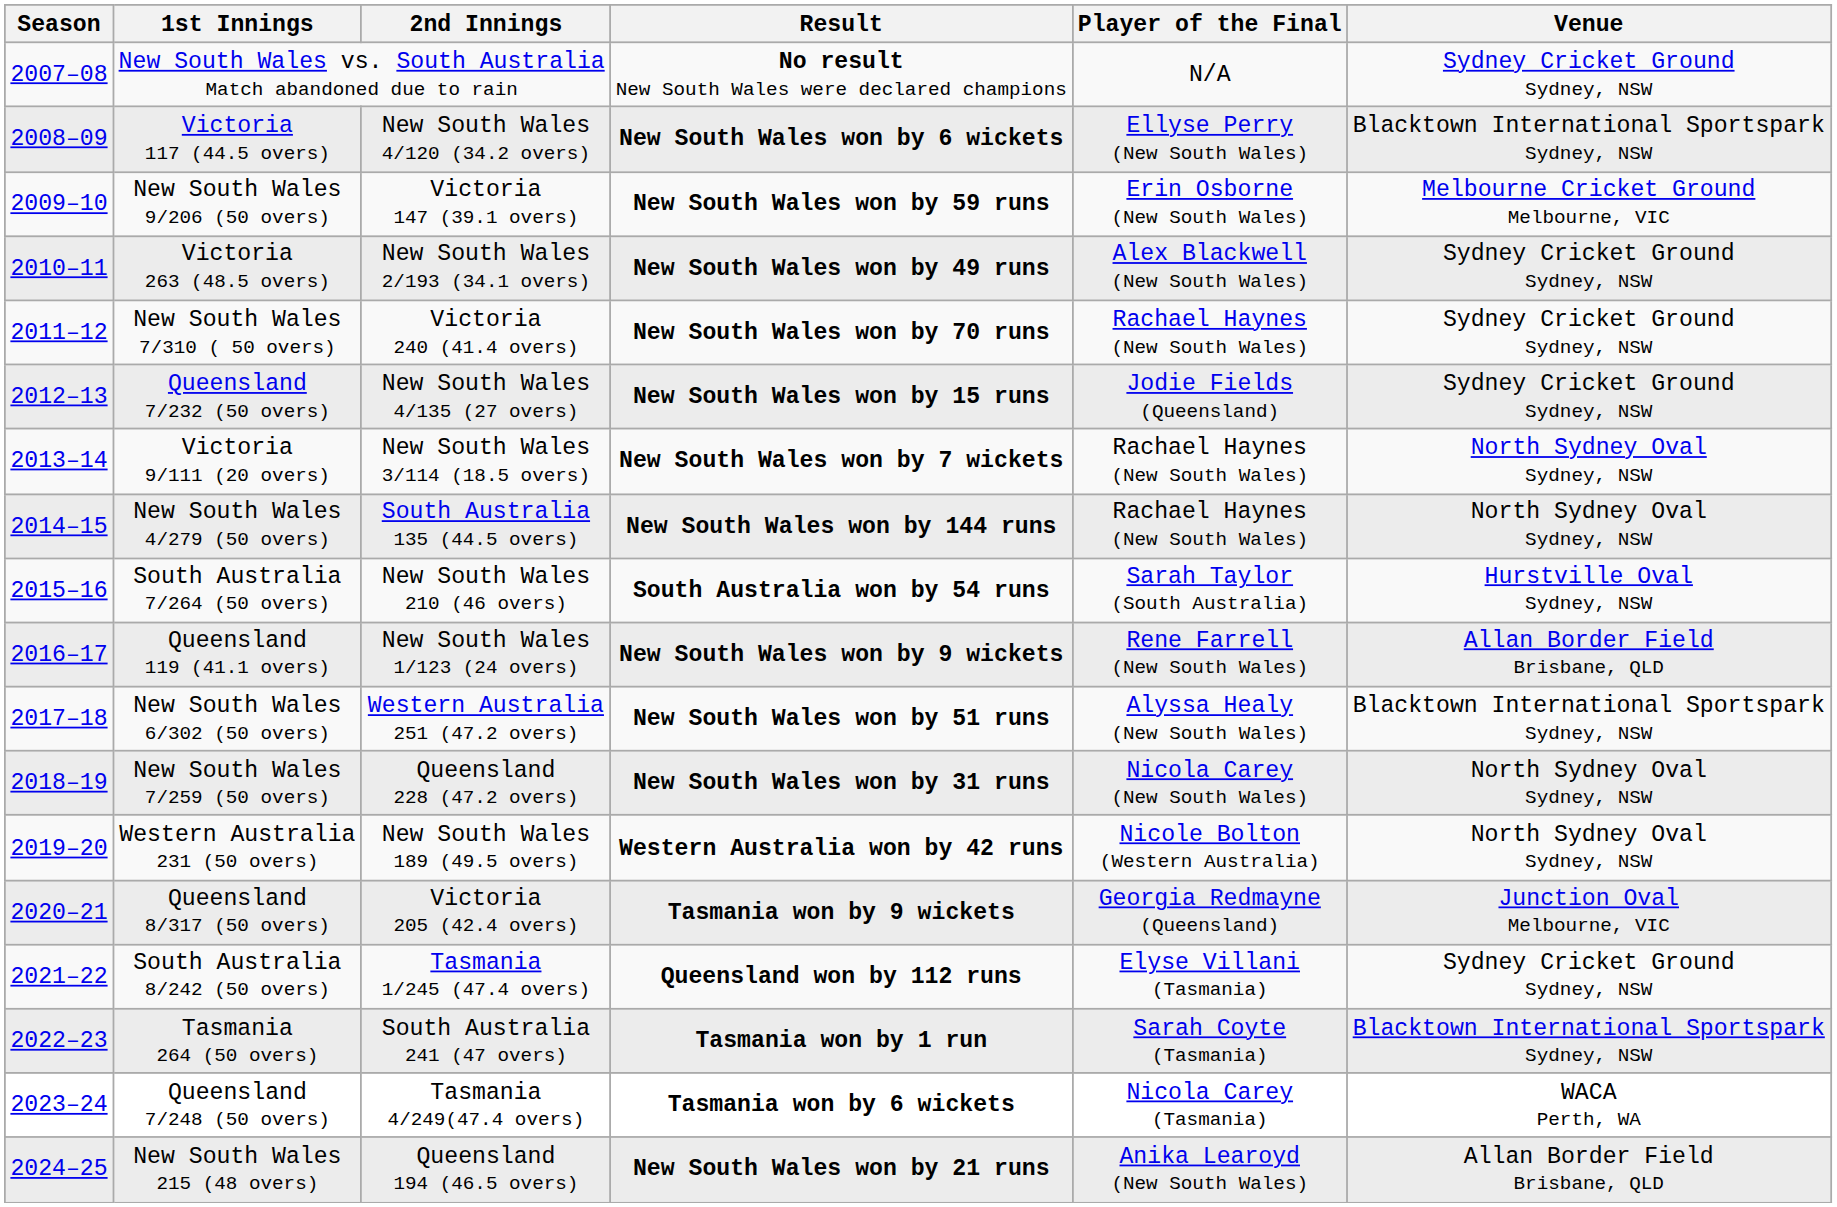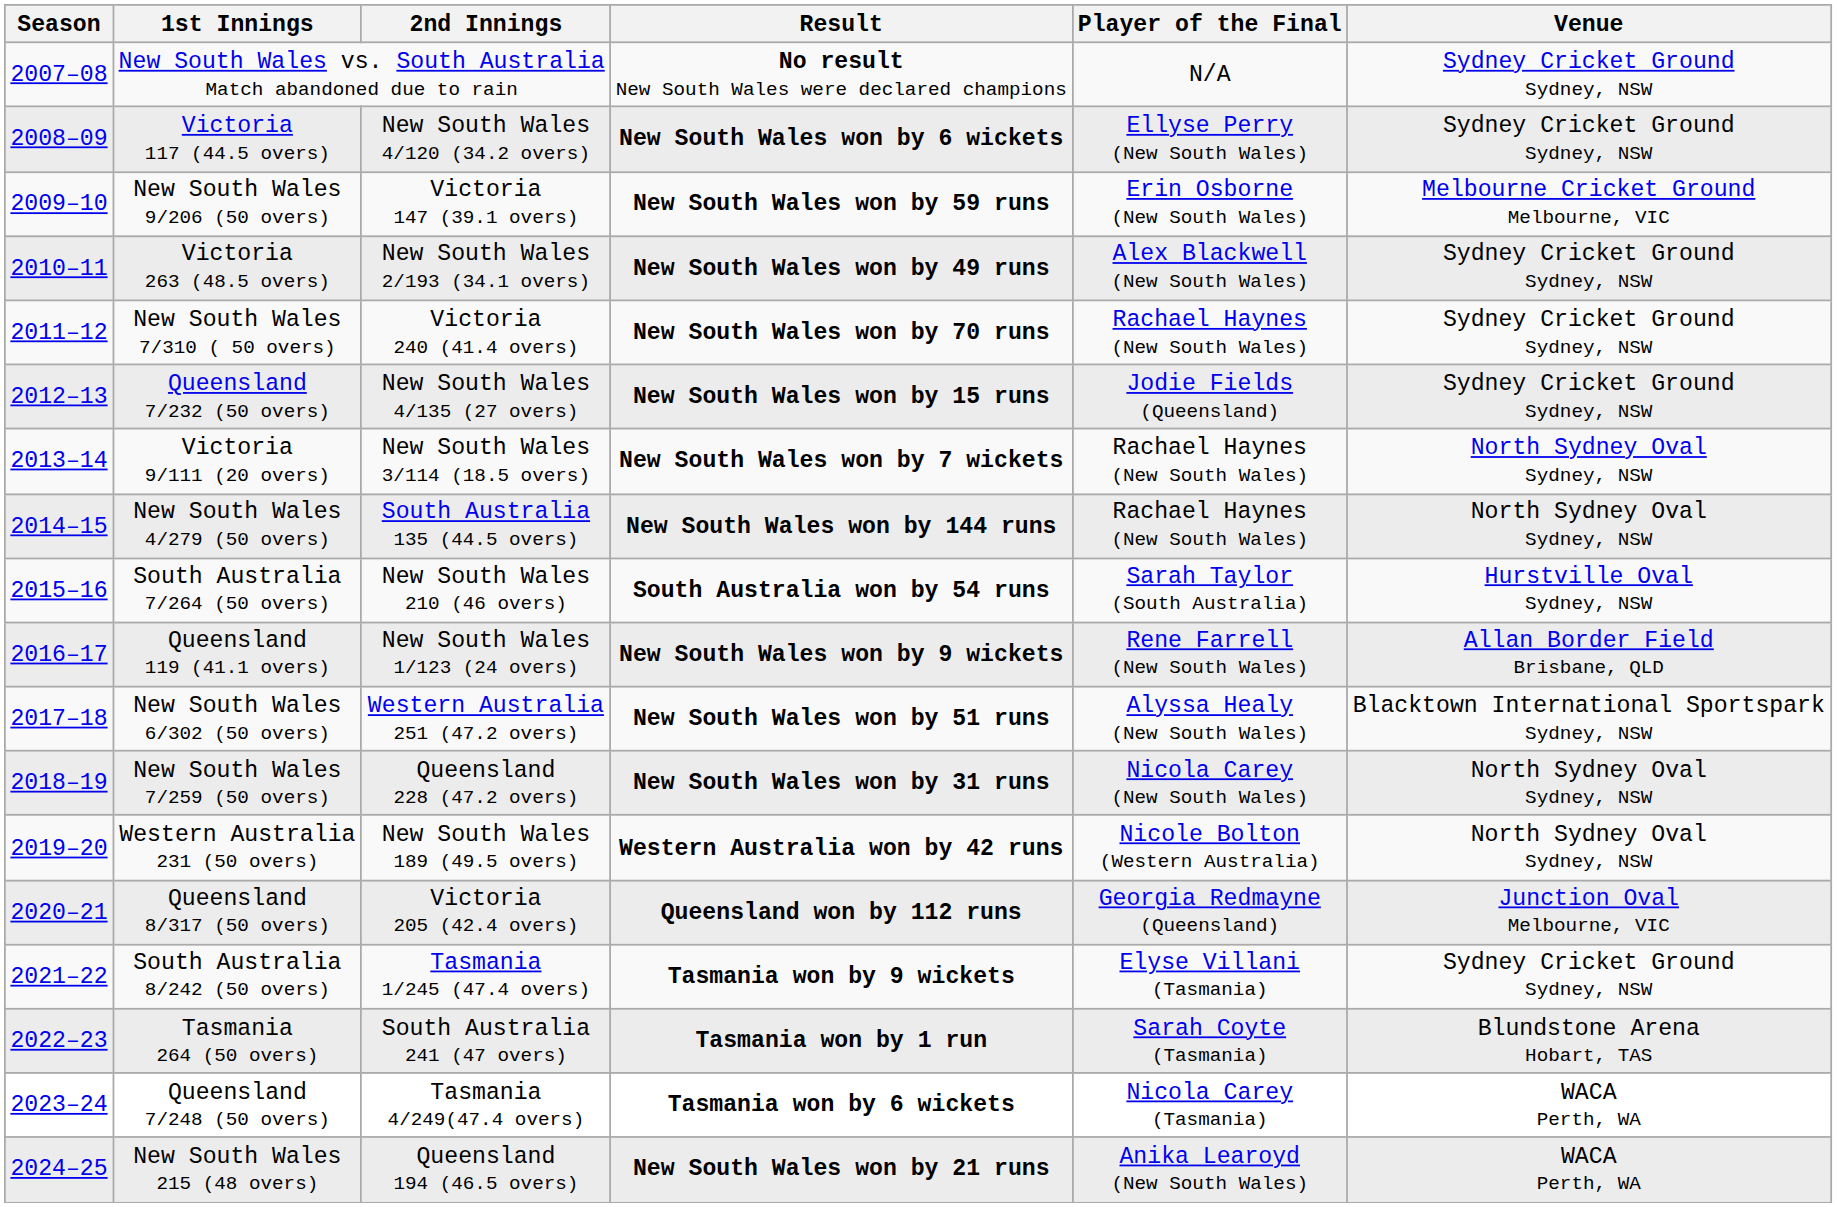(1589, 138) Blacktown International Sportspark Sydney, NSW -> (1589, 138) Sydney Cricket Ground Sydney, NSW
(841, 912) Tasmania won by 9 wickets -> (841, 912) Queensland won by 112 runs
(841, 977) Queensland won by 112 runs -> (841, 977) Tasmania won by 9 wickets
(1589, 1040) Blacktown International Sportspark Sydney, NSW -> (1589, 1040) Blundstone Arena Hobart, TAS
(1589, 1169) Allan Border Field Brisbane, QLD -> (1589, 1169) WACA Perth, WA
